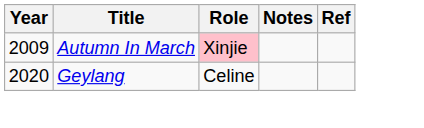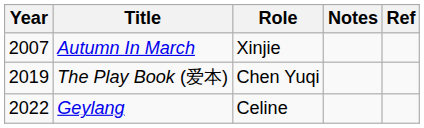(29, 47) 2009 -> (29, 47) 2007
(225, 47) pink background -> (259, 47) no background
+ row: (143, 77)
(29, 76) 2020 -> (29, 108) 2022
